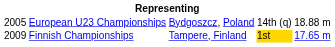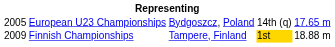(312, 22) 18.88 m -> (312, 22) 17.65 m
(312, 36) 17.65 m -> (312, 36) 18.88 m
